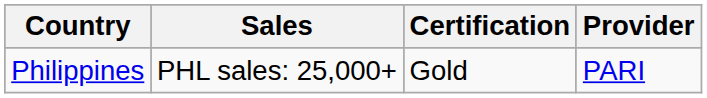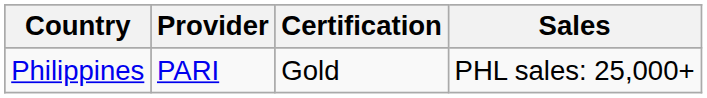columns swapped: (639, 26) <-> (277, 26)
